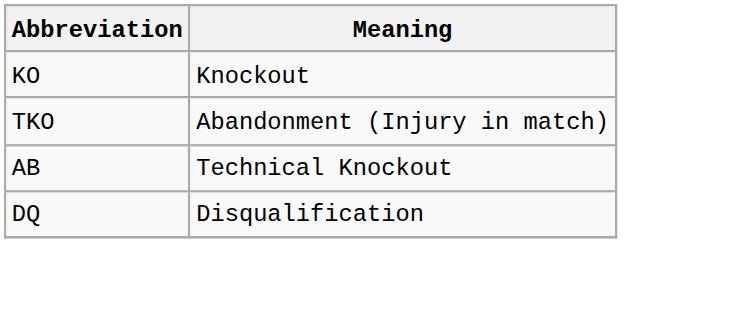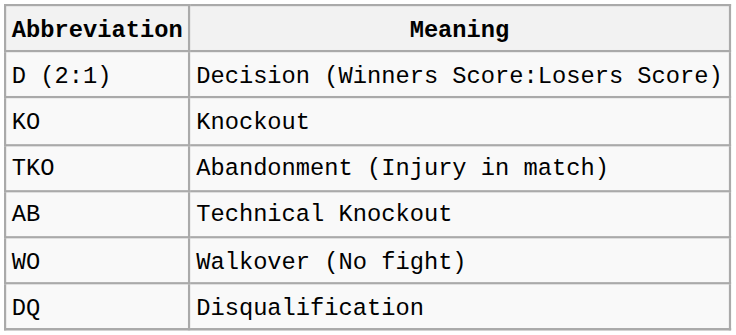+ row: (62, 76)
+ row: (26, 261)
